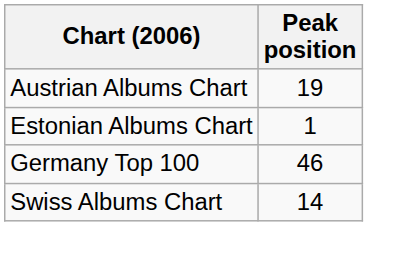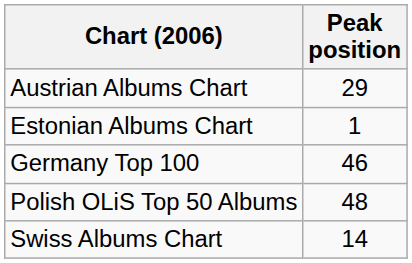(310, 88) 19 -> (355, 88) 29
+ row: (154, 201)
